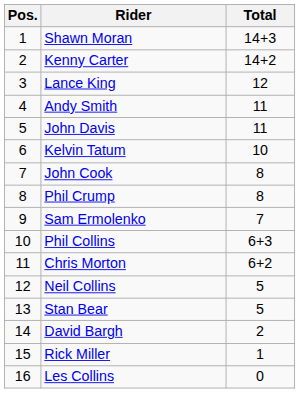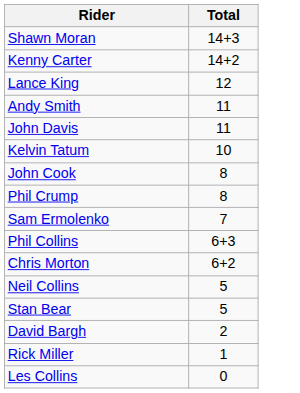- column: (23, 15)
